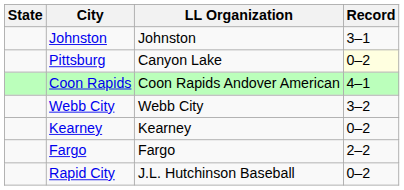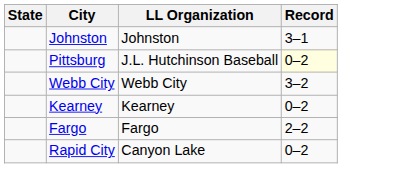(180, 60) Canyon Lake -> (200, 60) J.L. Hutchinson Baseball
- row: (90, 83)
(216, 173) J.L. Hutchinson Baseball -> (163, 151) Canyon Lake
